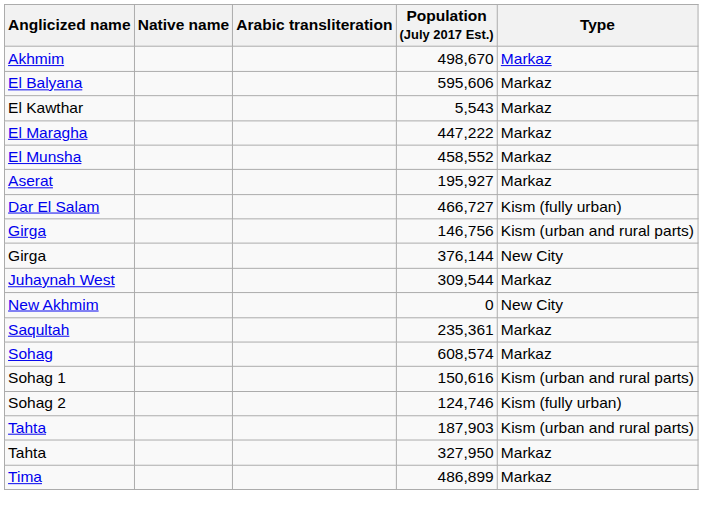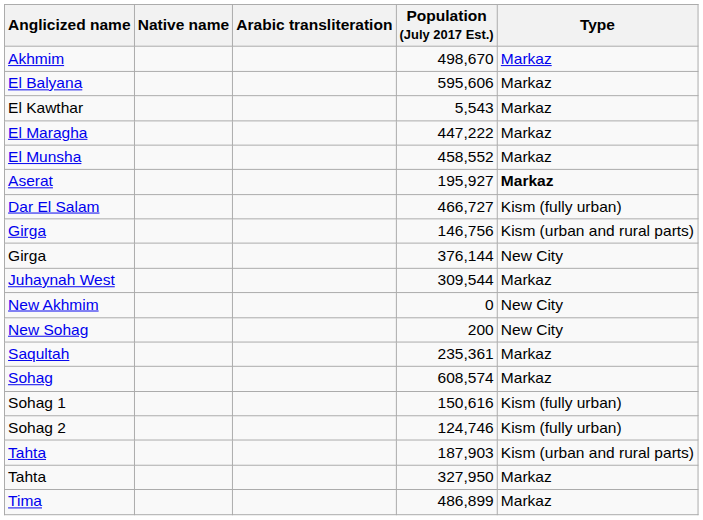(526, 181) normal -> (527, 181) bold
+ row: (481, 329)
(597, 378) Kism (urban and rural parts) -> (561, 403) Kism (fully urban)
